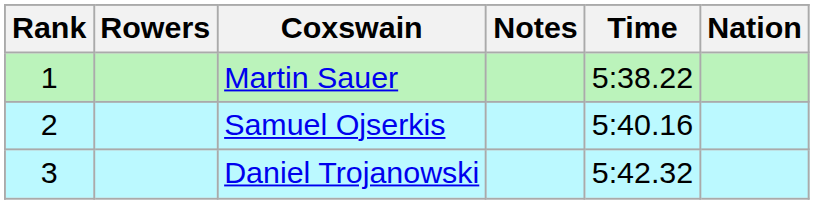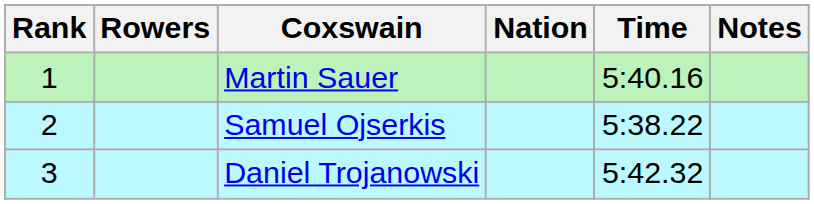columns swapped: (754, 28) <-> (536, 28)
(642, 76) 5:38.22 -> (653, 76) 5:40.16
(642, 125) 5:40.16 -> (653, 125) 5:38.22
